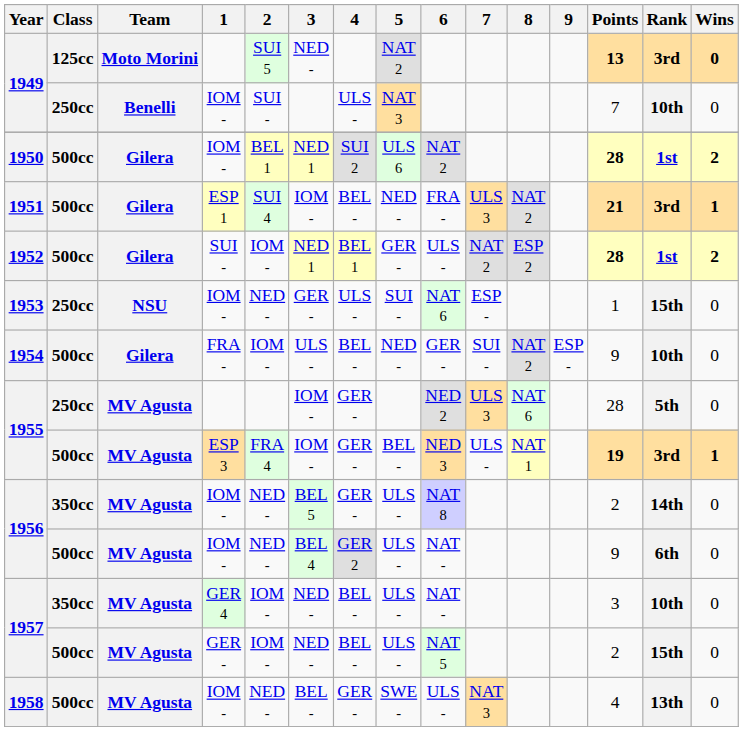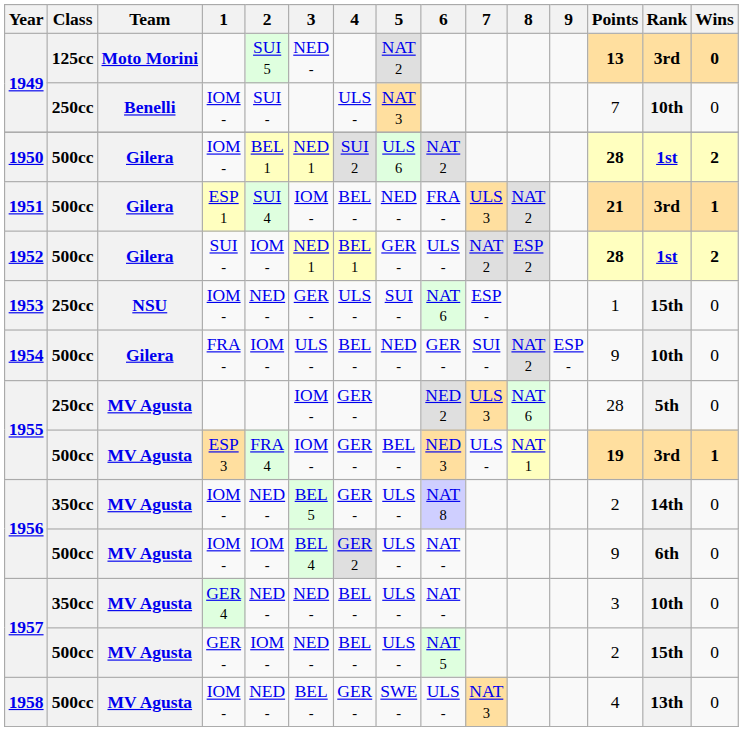(267, 553) NED - -> (267, 553) IOM -
(267, 603) IOM - -> (267, 603) NED -
